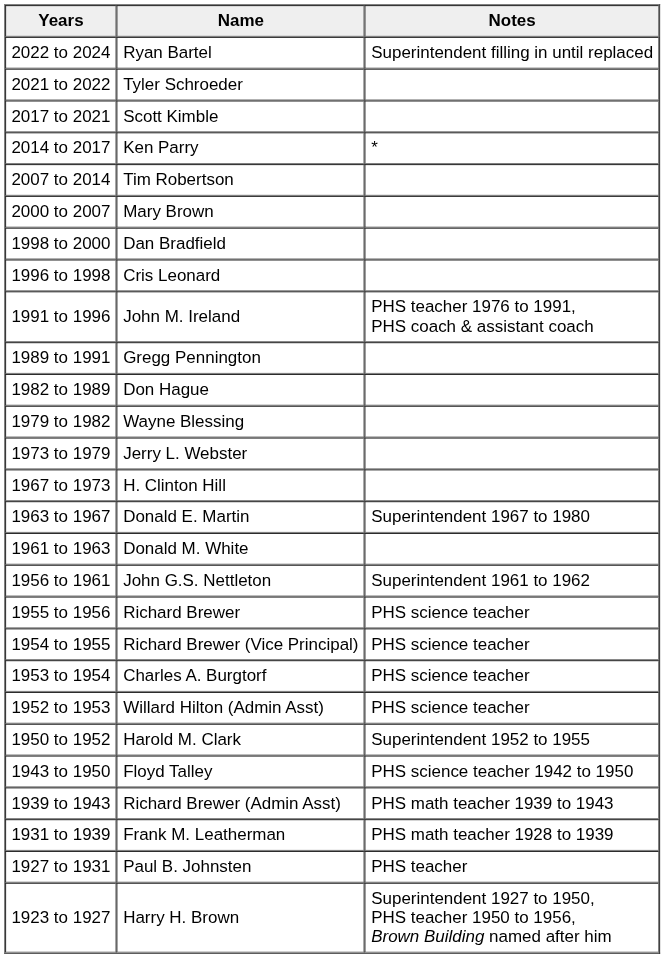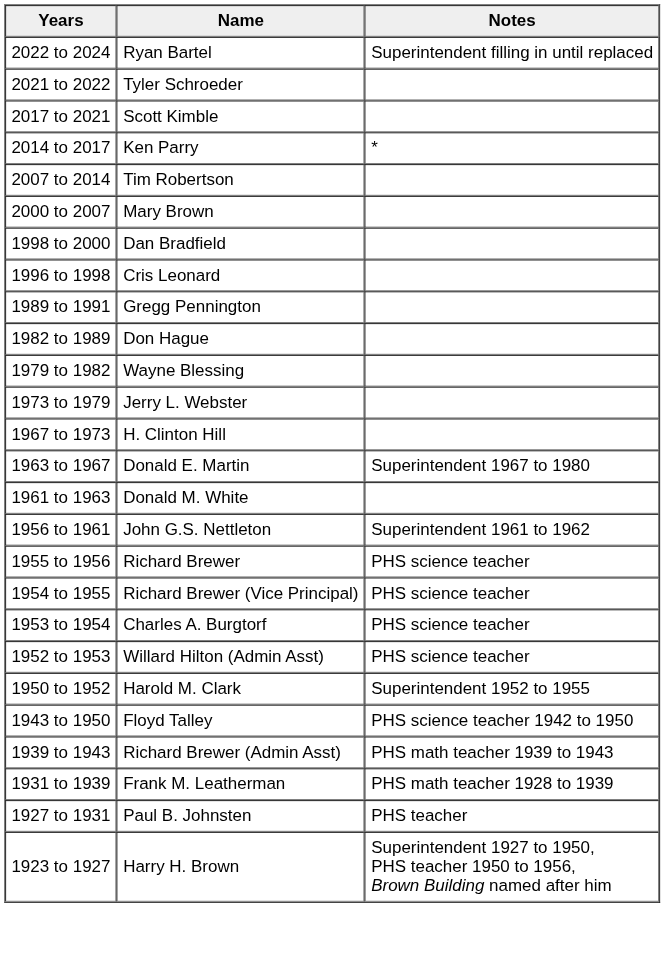- row: (61, 316)
